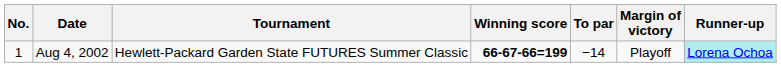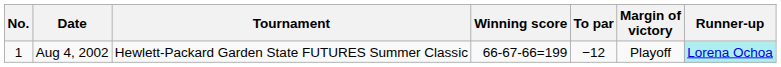(525, 52) bold -> (525, 52) normal
(594, 52) −14 -> (594, 52) −12
